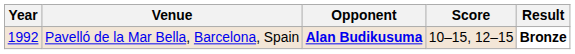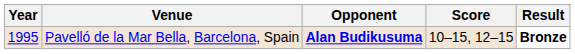(23, 38) 1992 -> (23, 38) 1995
